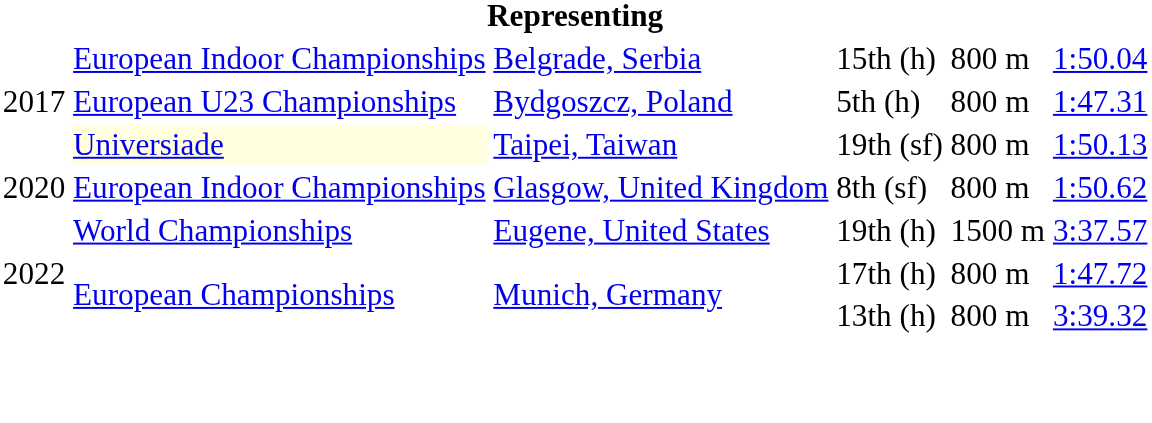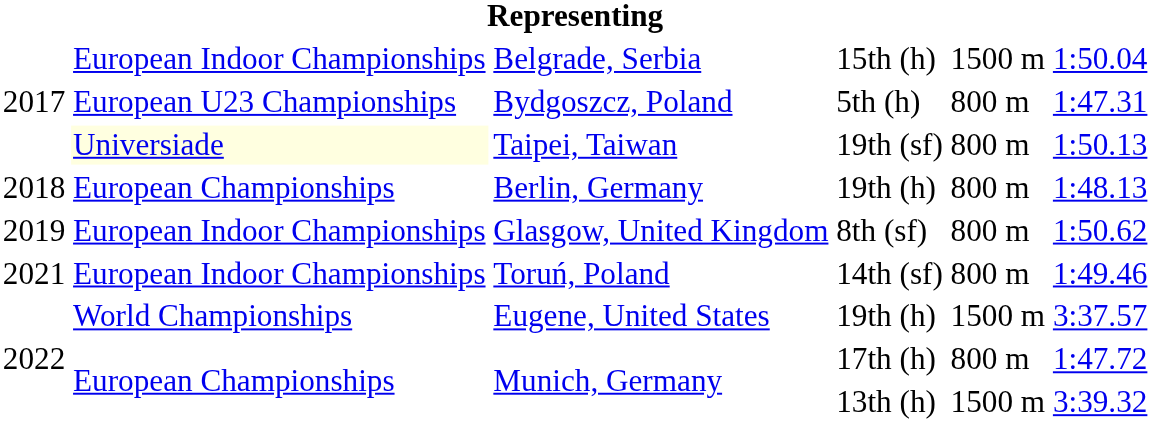(990, 58) 800 m -> (998, 58) 1500 m
+ row: (598, 187)
(34, 187) 2020 -> (34, 230) 2019
+ row: (582, 273)
(990, 316) 800 m -> (998, 402) 1500 m
